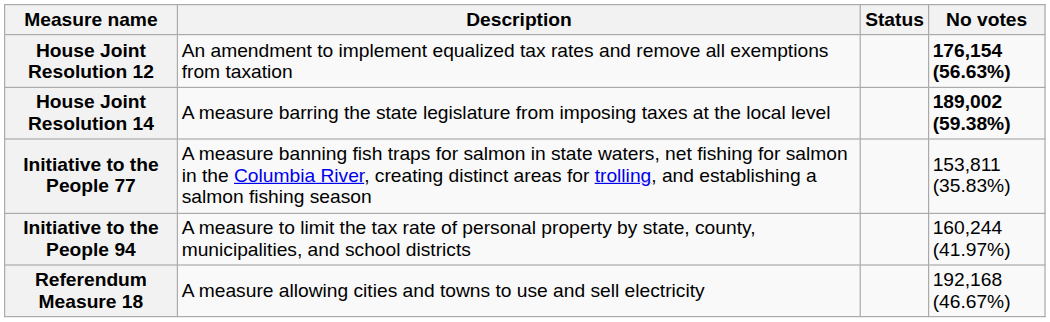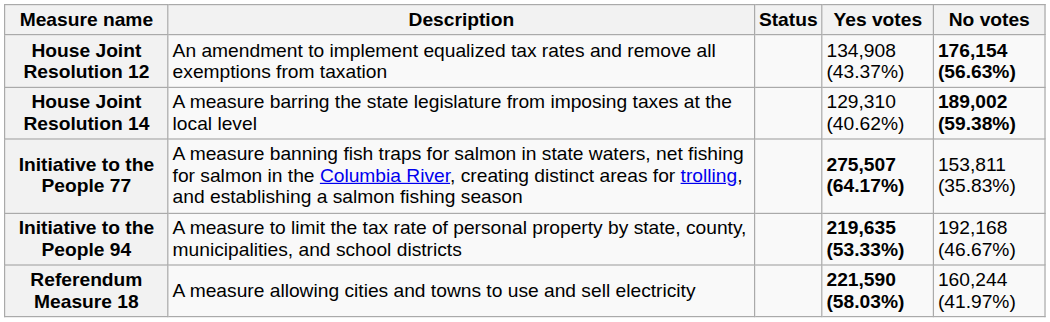+ column: (878, 19)
(972, 238) 160,244 (41.97%) -> (977, 238) 192,168 (46.67%)
(972, 290) 192,168 (46.67%) -> (977, 290) 160,244 (41.97%)
